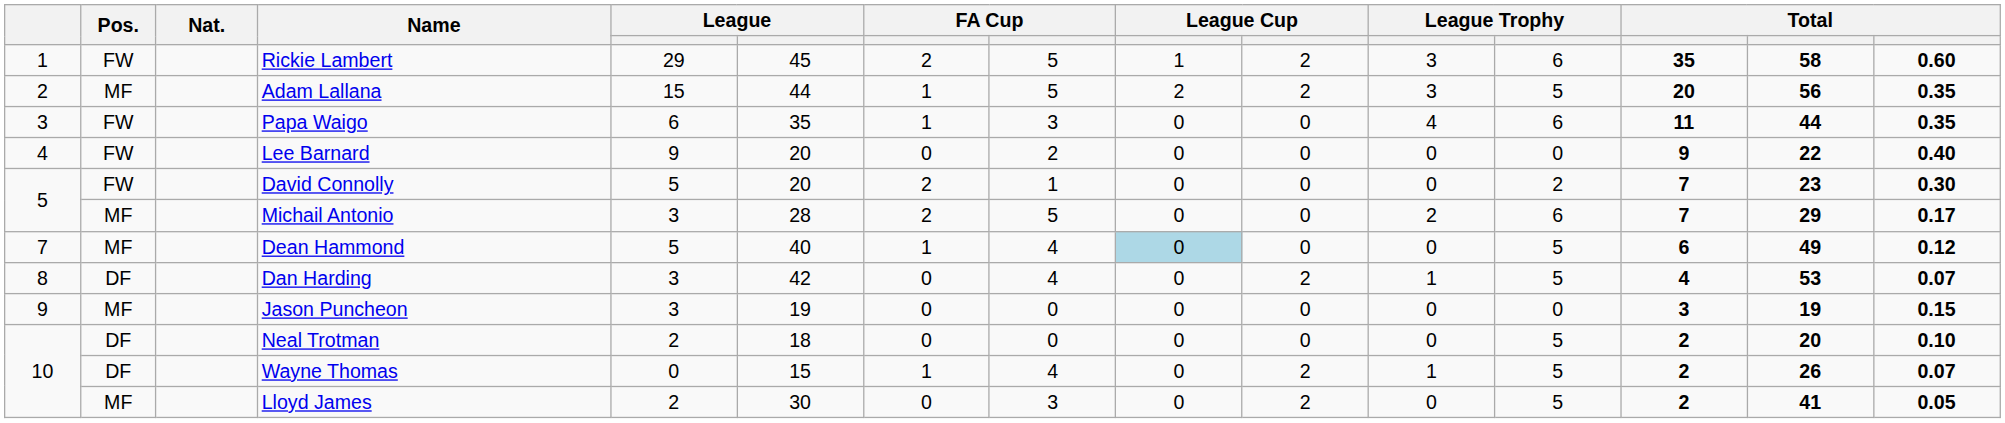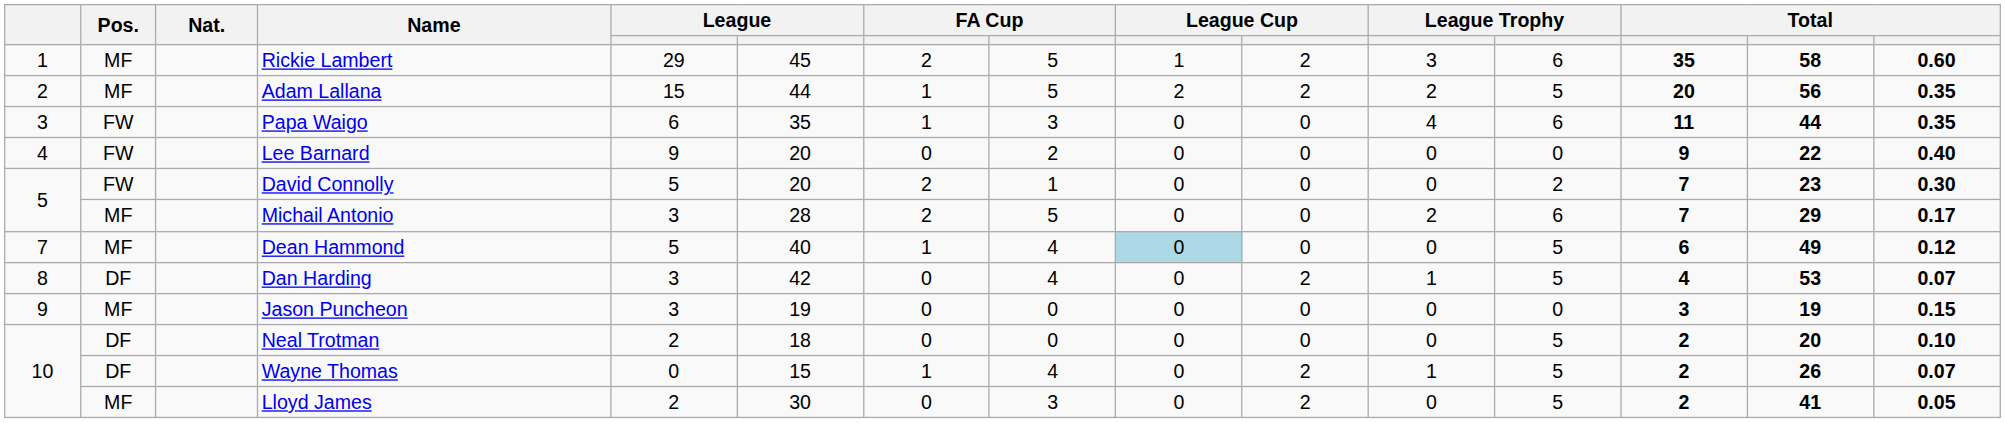(118, 61) FW -> (118, 61) MF
(1431, 92) 3 -> (1431, 92) 2
